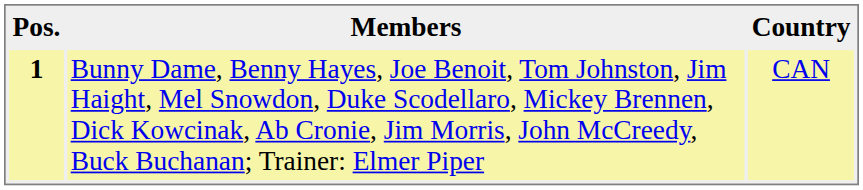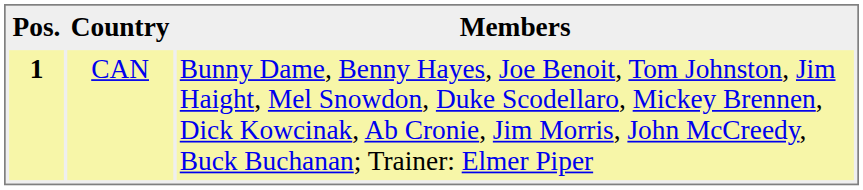columns swapped: (801, 27) <-> (406, 27)
